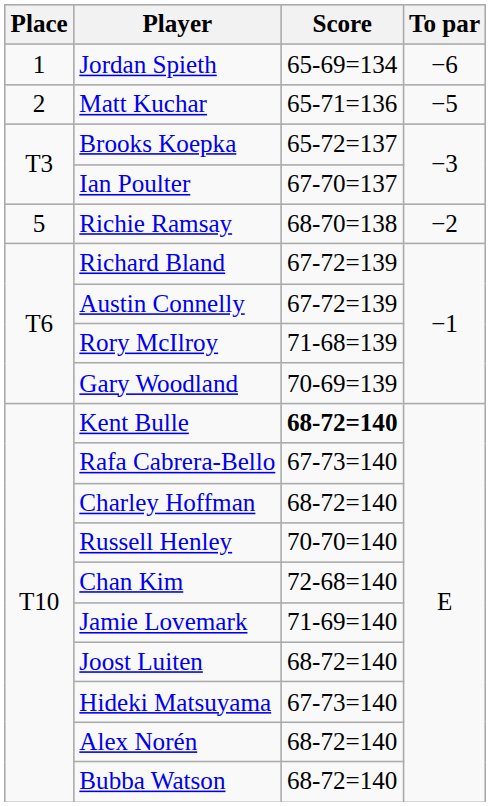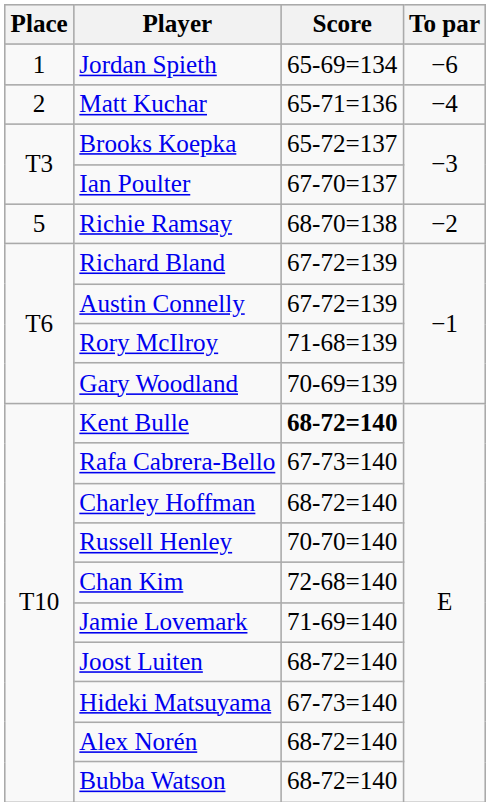(445, 104) −5 -> (445, 104) −4
